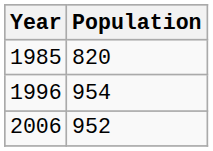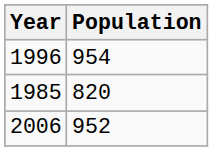rows swapped: (36, 58) <-> (36, 93)
